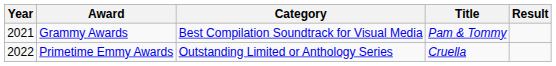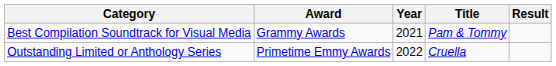columns swapped: (20, 14) <-> (301, 14)
